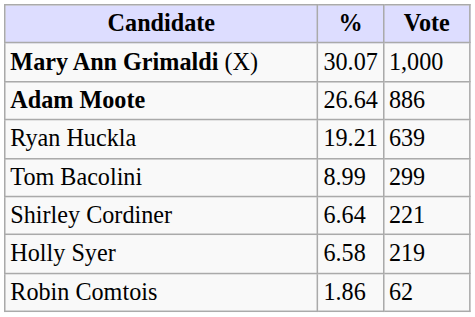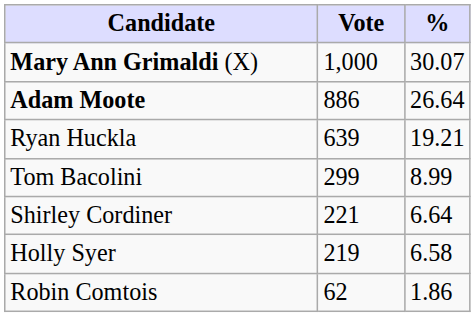columns swapped: (427, 23) <-> (351, 23)
